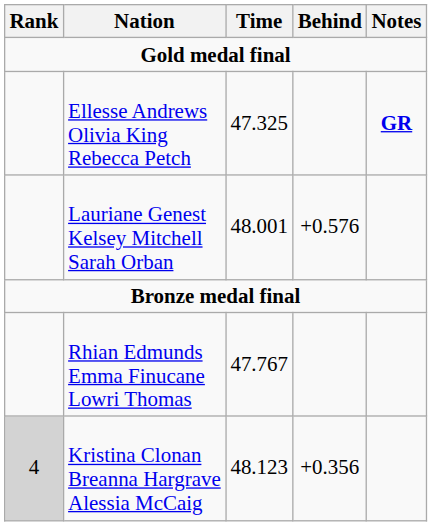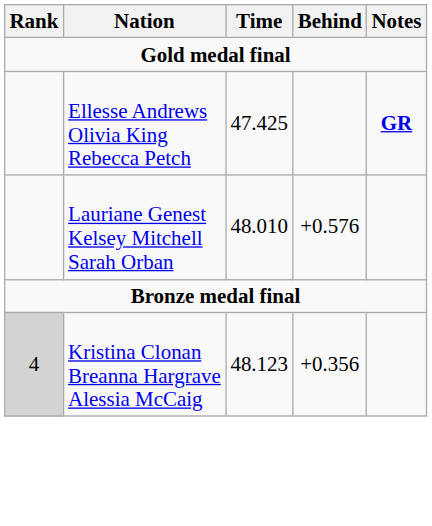(259, 122) 47.325 -> (259, 122) 47.425
(259, 226) 48.001 -> (259, 226) 48.010
- row: (136, 375)
